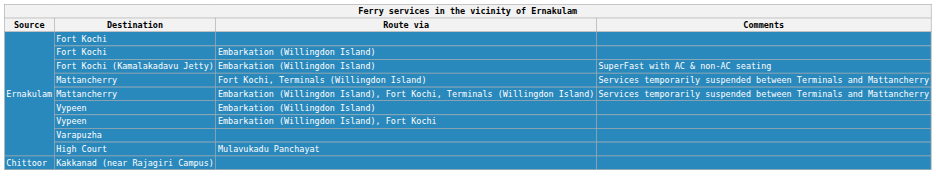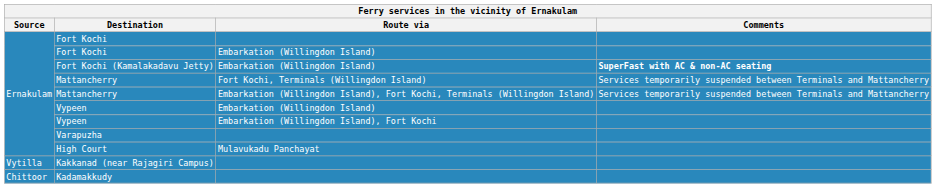(685, 66) normal -> (685, 66) bold
(27, 163) Chittoor -> (24, 163) Vytilla
+ row: (84, 176)
